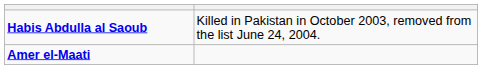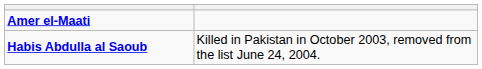rows swapped: (49, 54) <-> (77, 27)
